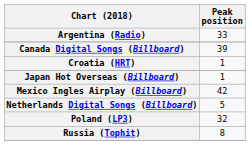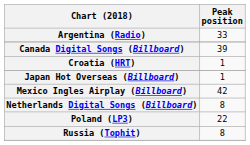(222, 105) 5 -> (222, 105) 8
(222, 119) 32 -> (222, 119) 22
